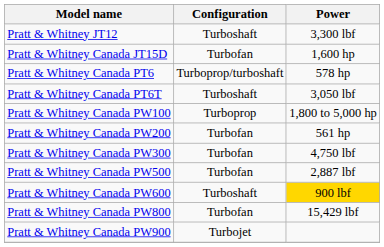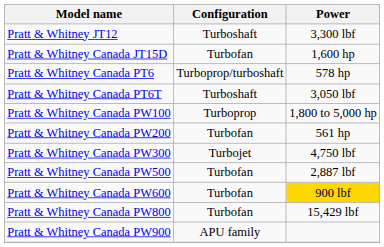(230, 152) Turbofan -> (230, 152) Turbojet
(230, 192) Turboshaft -> (230, 192) Turbofan
(230, 232) Turbojet -> (230, 232) APU family
